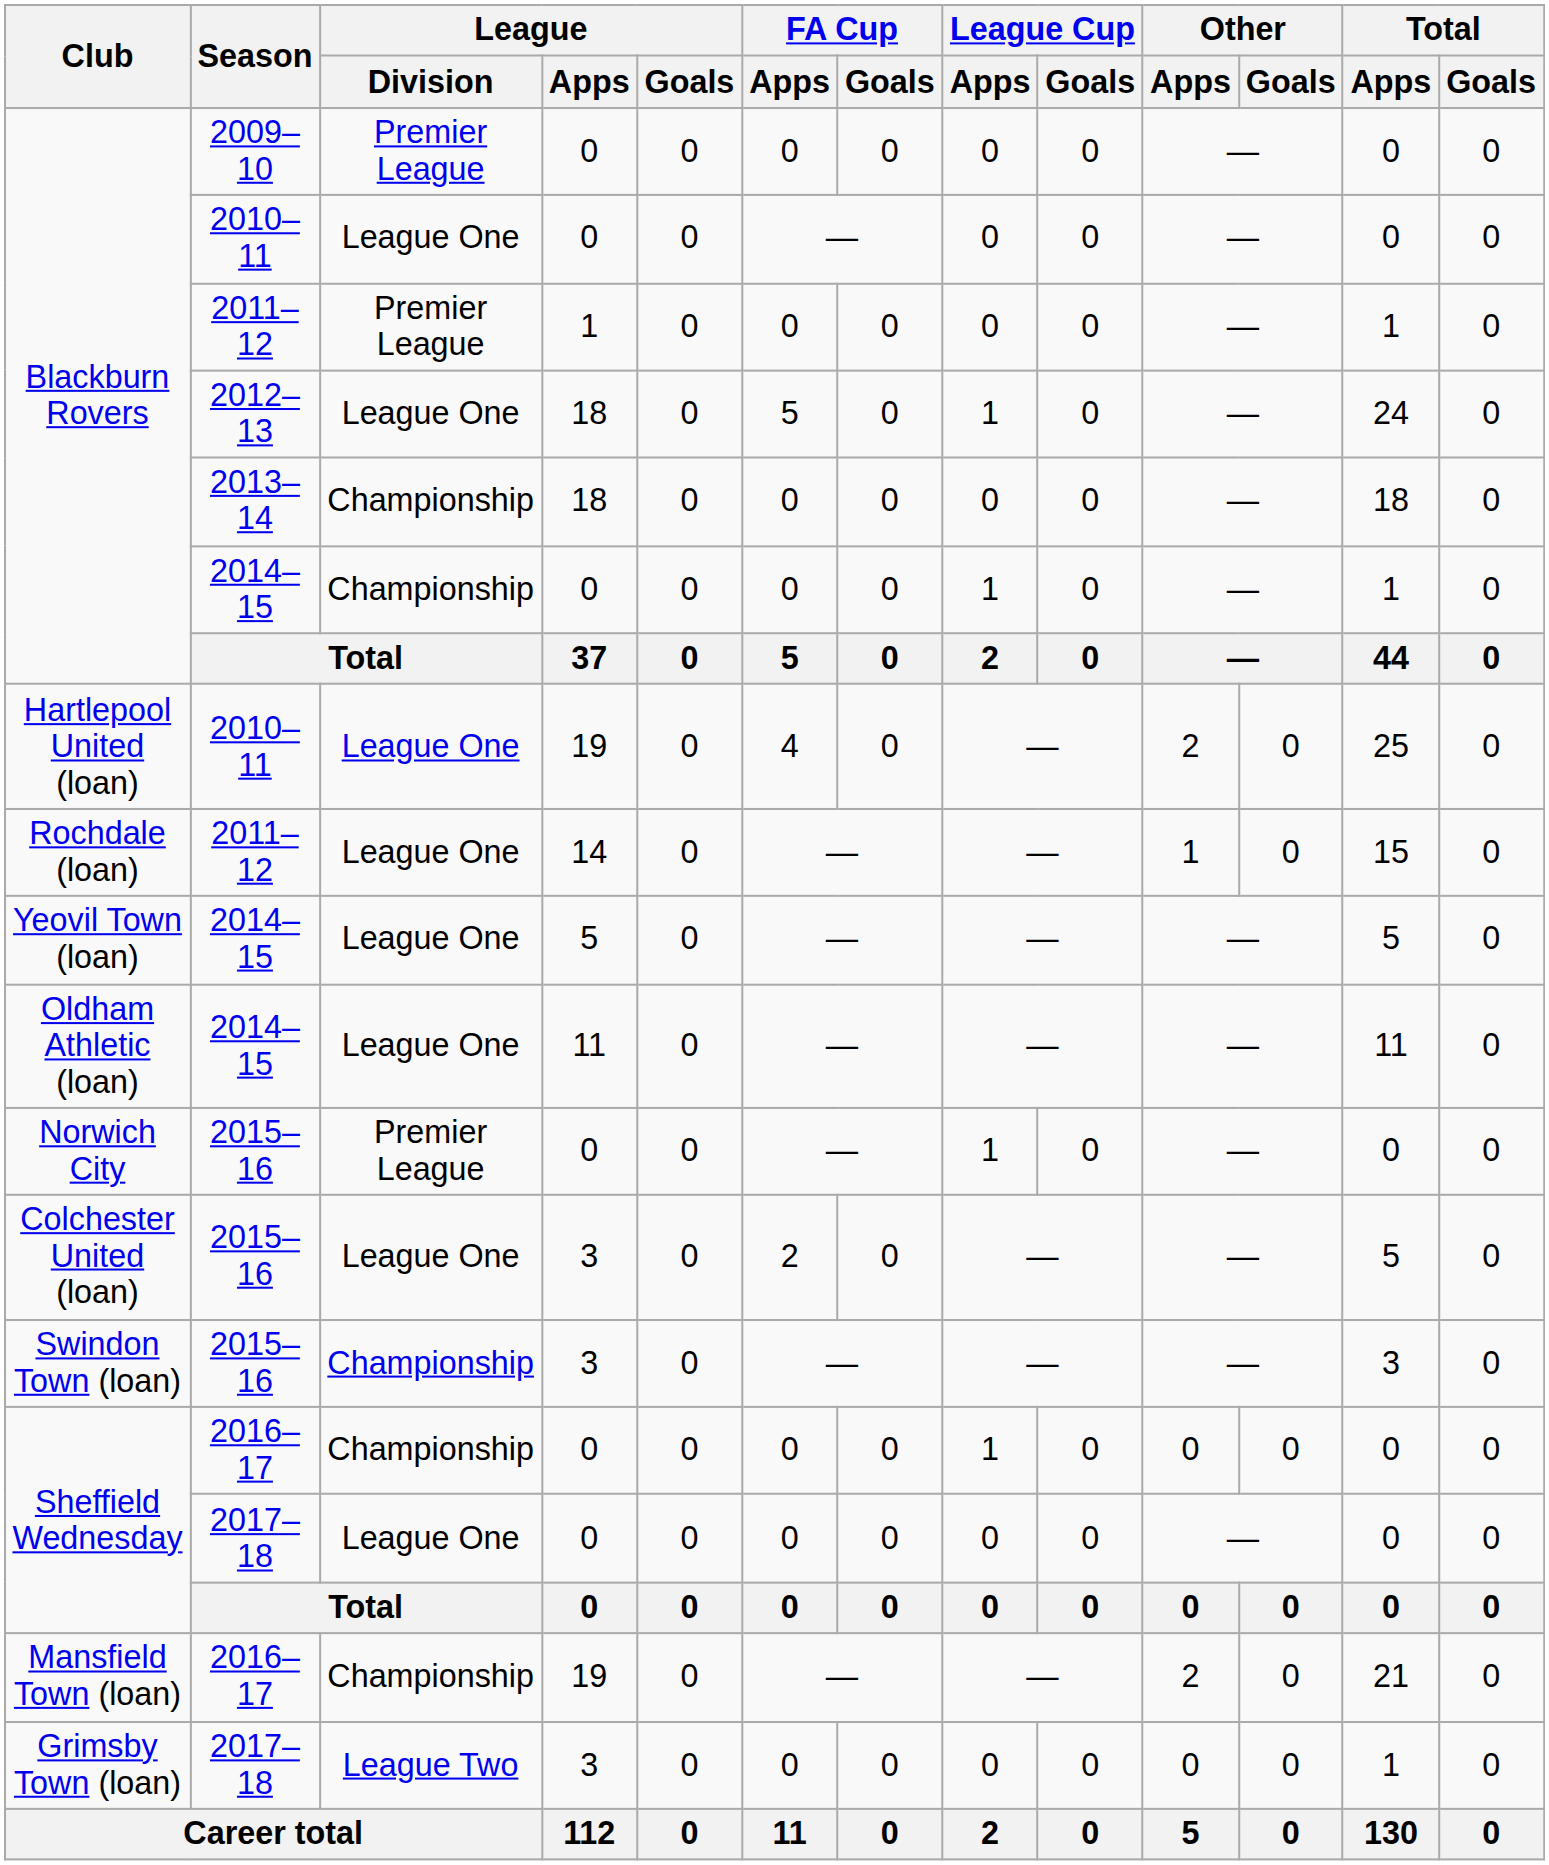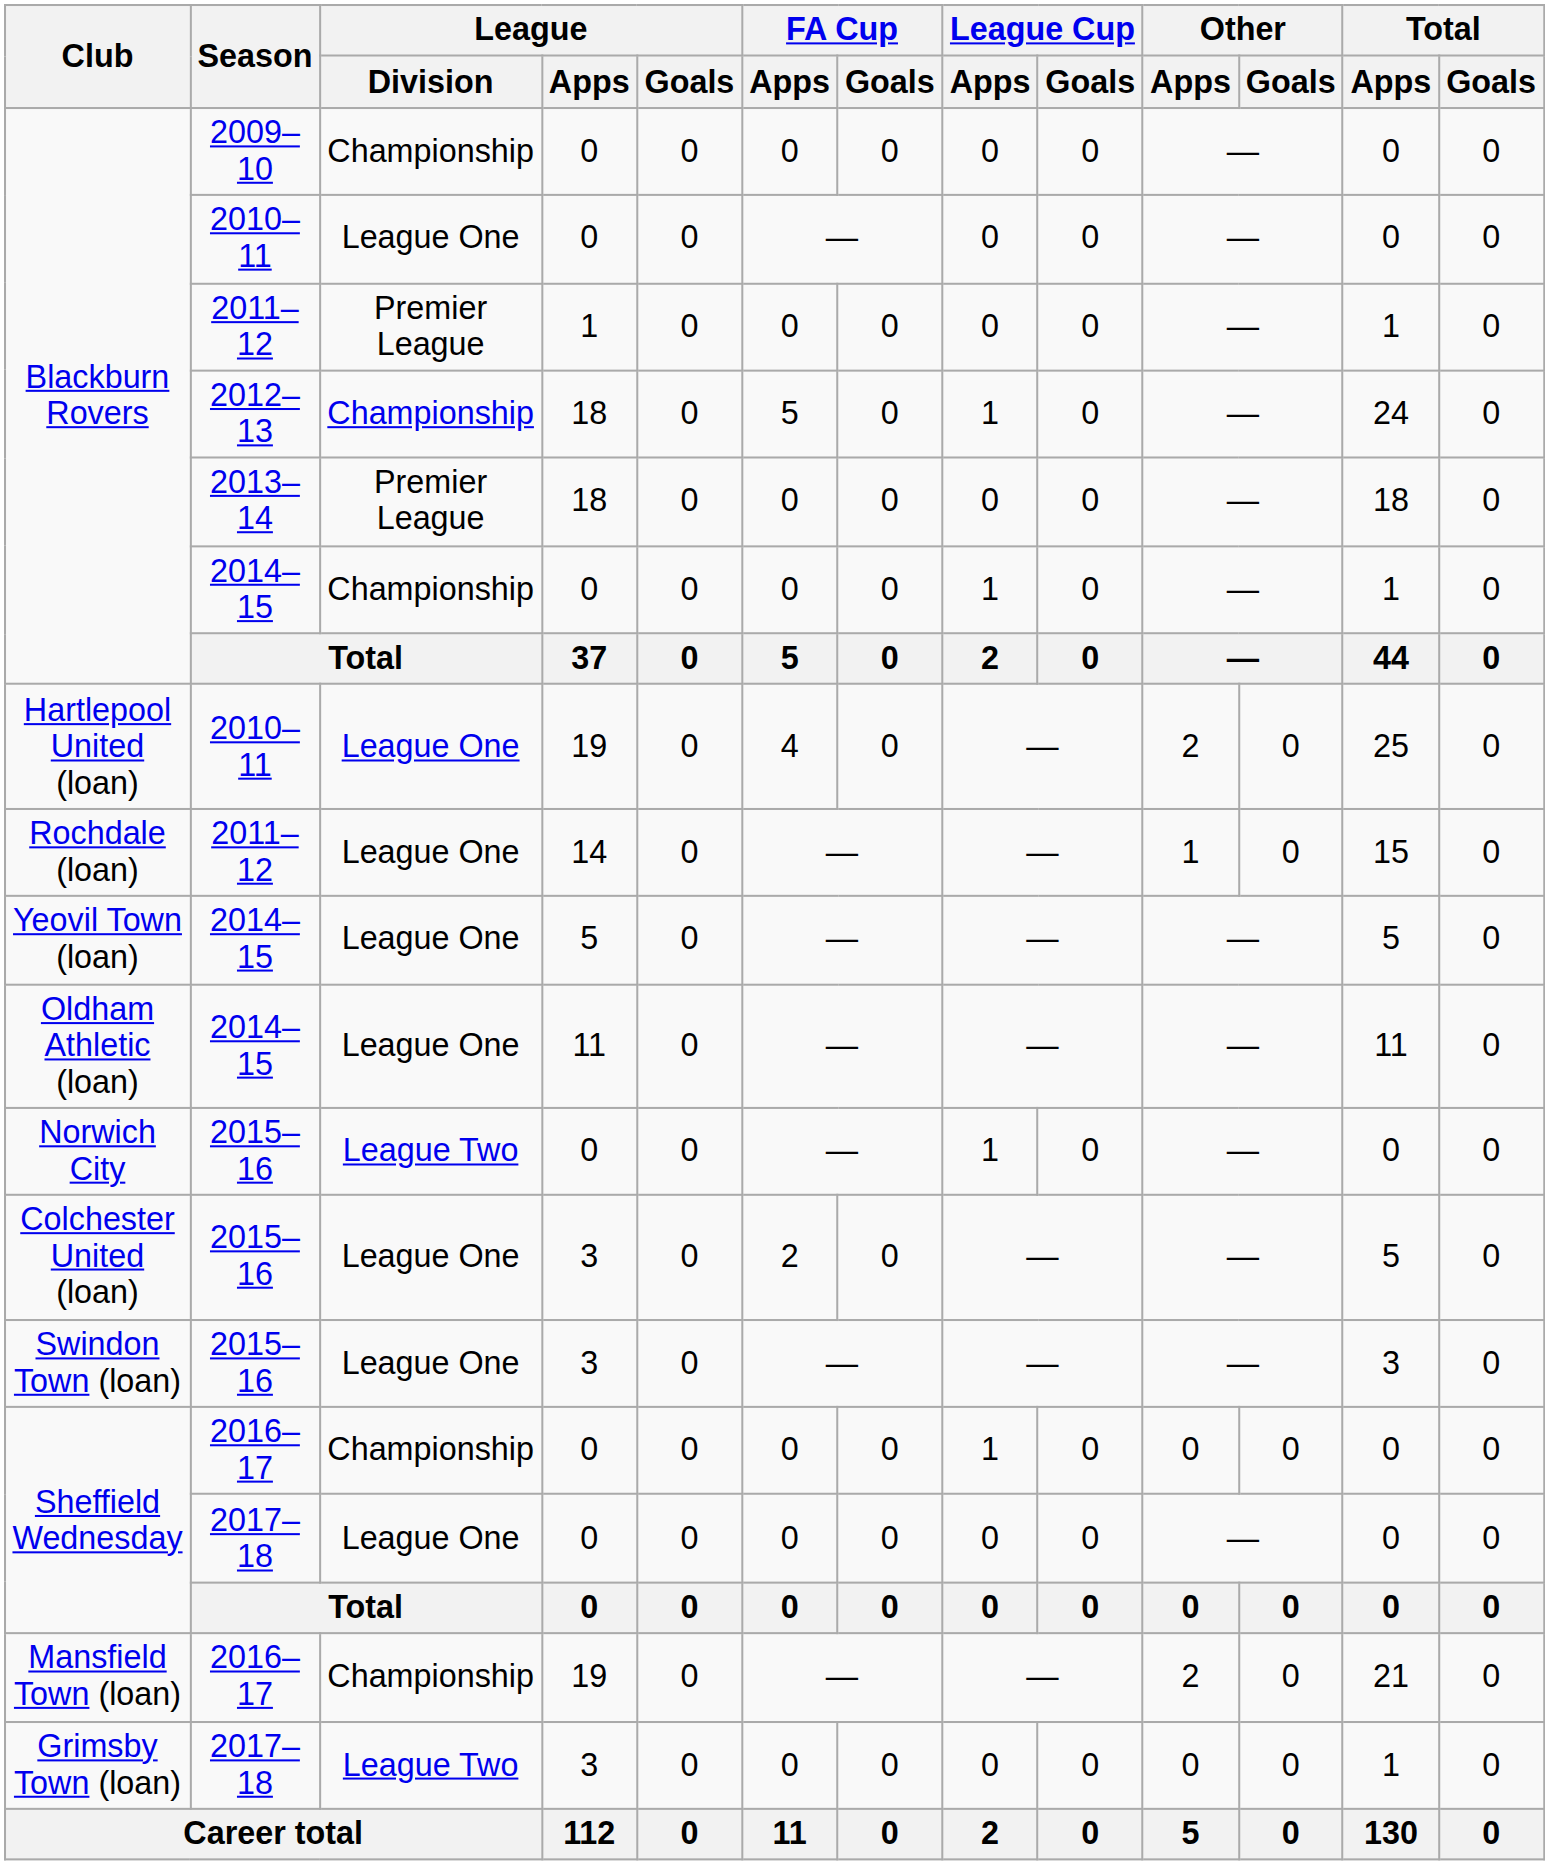(431, 150) Premier League -> (431, 150) Championship
(431, 413) League One -> (431, 413) Championship
(431, 501) Championship -> (431, 501) Premier League
(431, 1150) Premier League -> (431, 1150) League Two
(431, 1362) Championship -> (431, 1362) League One
